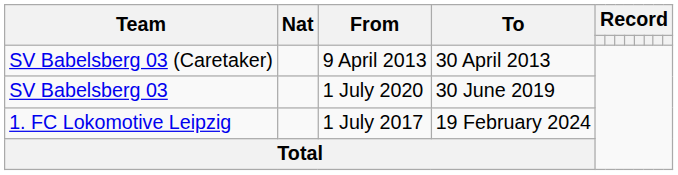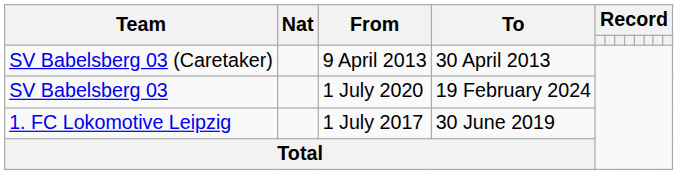(495, 91) 30 June 2019 -> (513, 91) 19 February 2024
(513, 122) 19 February 2024 -> (495, 122) 30 June 2019
